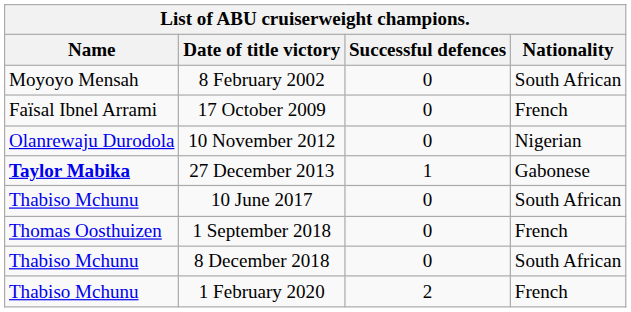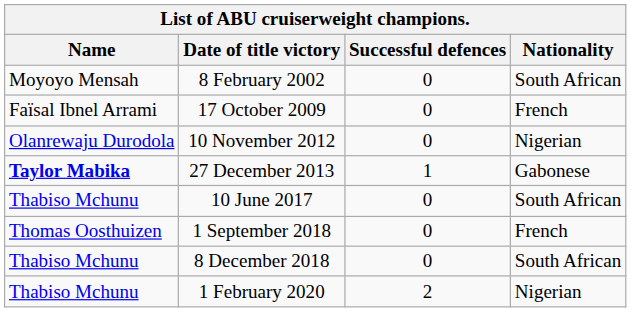(541, 291) French -> (548, 291) Nigerian
